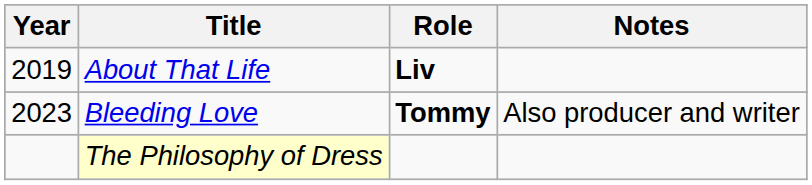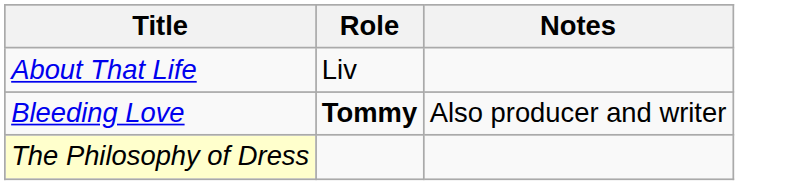- column: (42, 26)
(415, 69) bold -> (339, 69) normal
